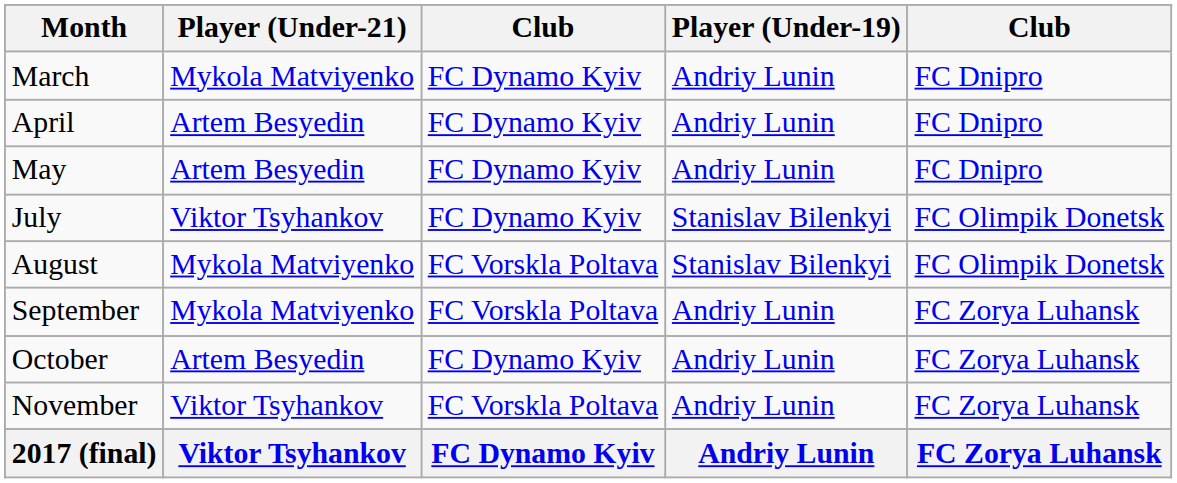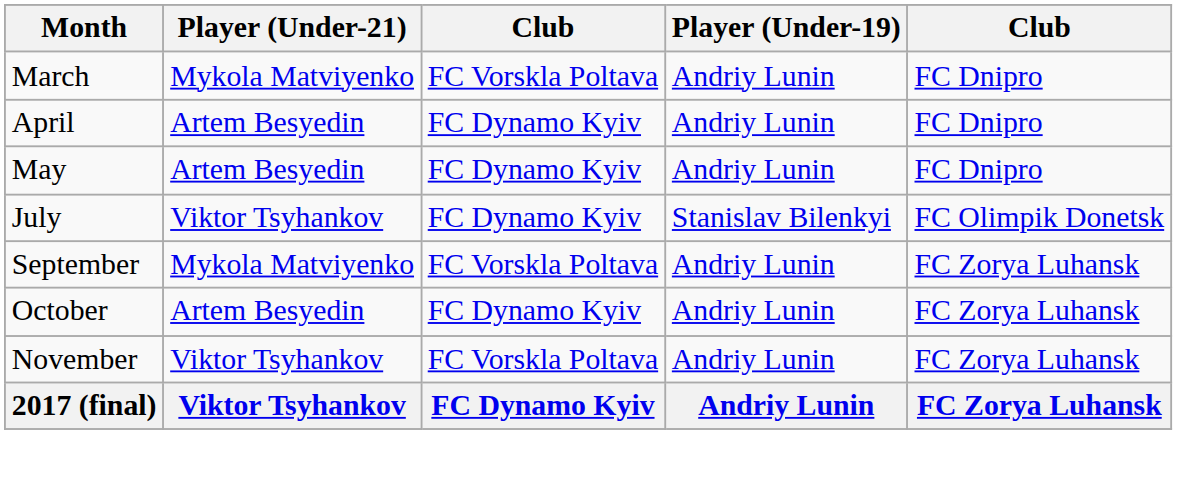(534, 75) FC Dynamo Kyiv -> (543, 75) FC Vorskla Poltava
- row: (55, 264)
